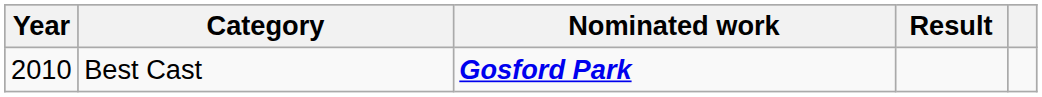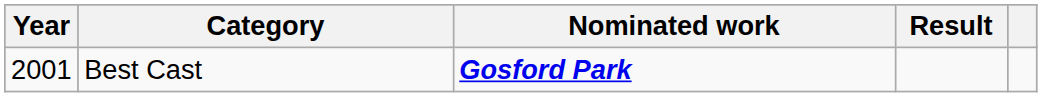(41, 69) 2010 -> (41, 69) 2001
